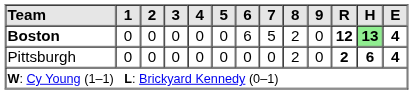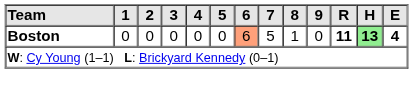(248, 36) no background -> (246, 36) lightsalmon background
(295, 36) 2 -> (295, 36) 1
(344, 36) 12 -> (344, 36) 11
- row: (42, 57)
